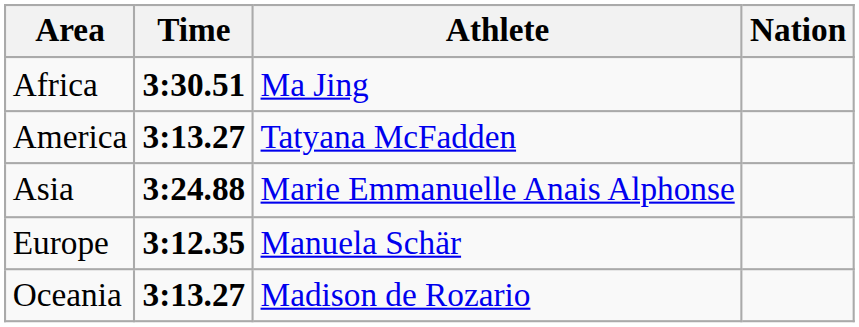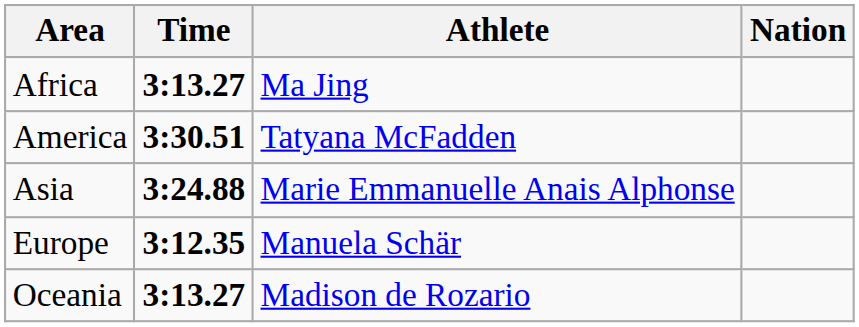(194, 83) 3:30.51 -> (194, 83) 3:13.27
(194, 136) 3:13.27 -> (194, 136) 3:30.51
